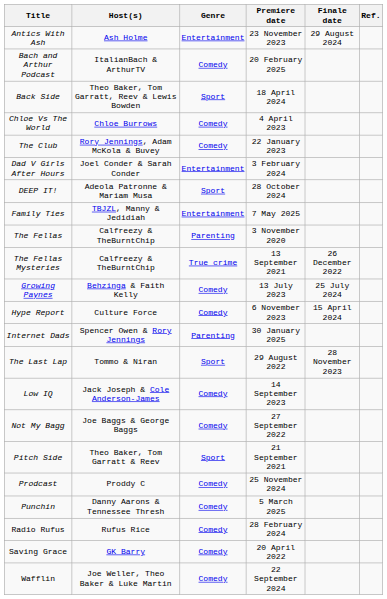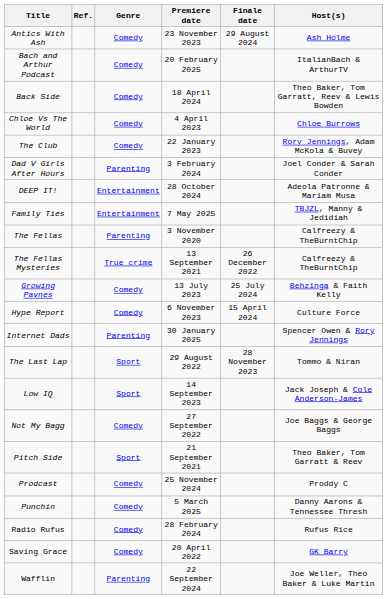columns swapped: (126, 16) <-> (371, 16)
(213, 38) Entertainment -> (128, 38) Comedy
(213, 97) Sport -> (128, 97) Comedy
(213, 169) Entertainment -> (128, 169) Parenting
(213, 191) Sport -> (128, 191) Entertainment
(213, 394) Comedy -> (128, 394) Sport
(213, 579) Comedy -> (128, 579) Parenting
